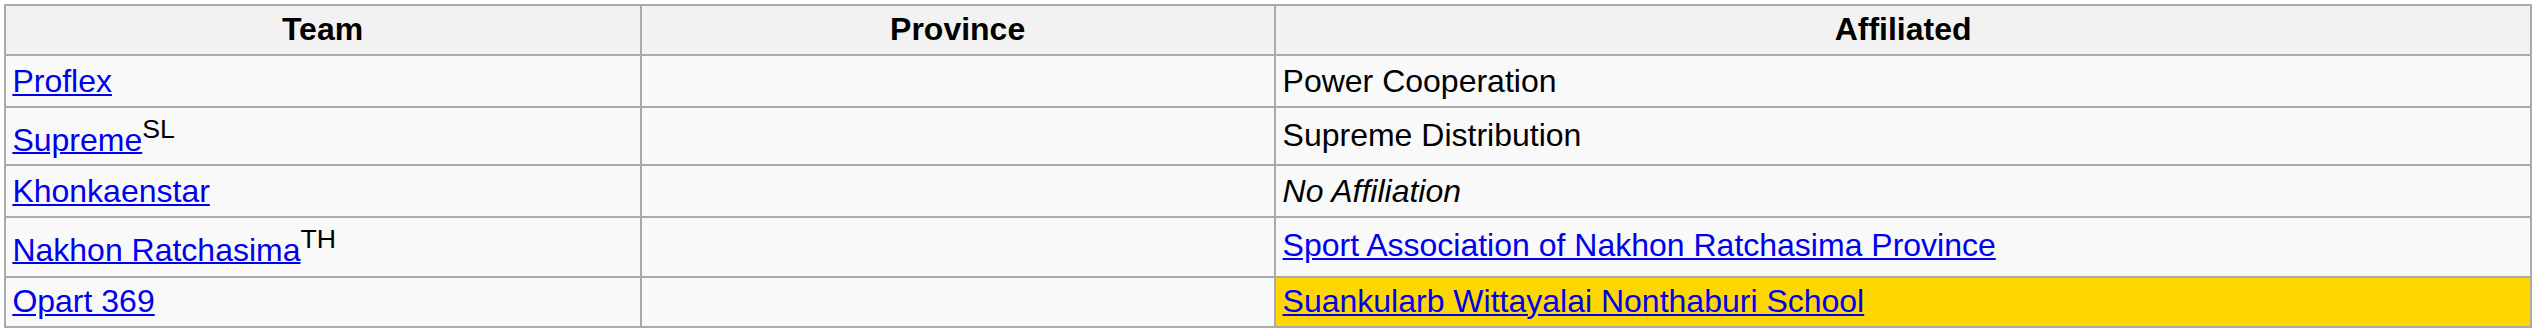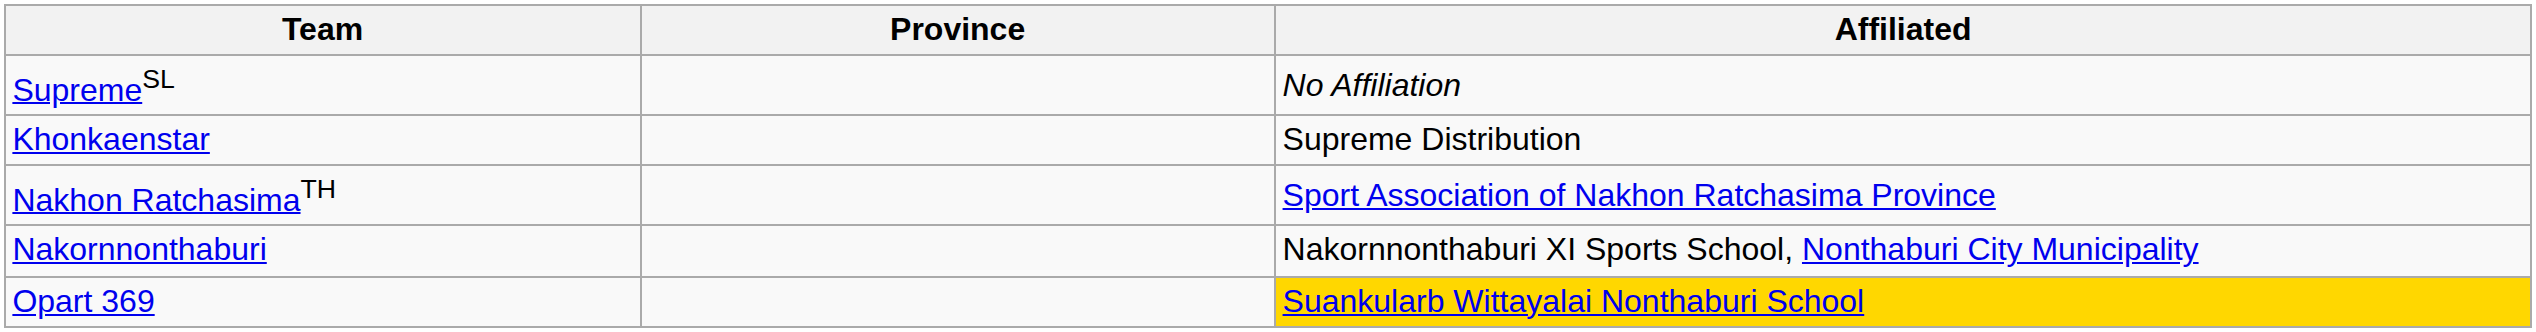- row: (62, 80)
(1432, 135) Supreme Distribution -> (1372, 84) No Affiliation
(1372, 190) No Affiliation -> (1432, 140) Supreme Distribution
+ row: (140, 250)
